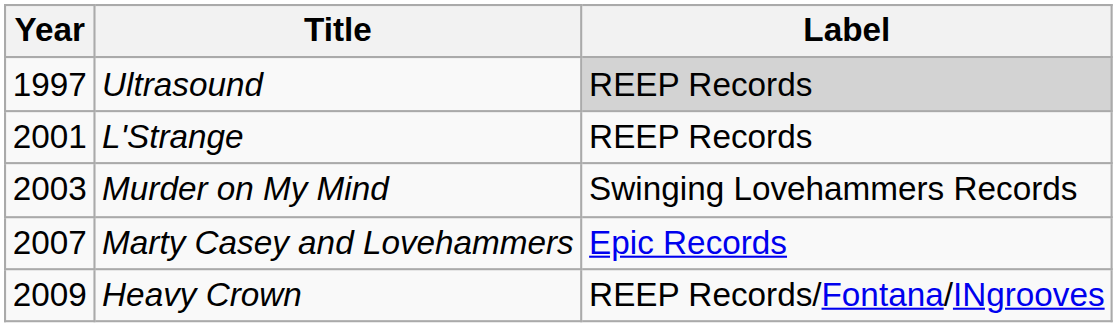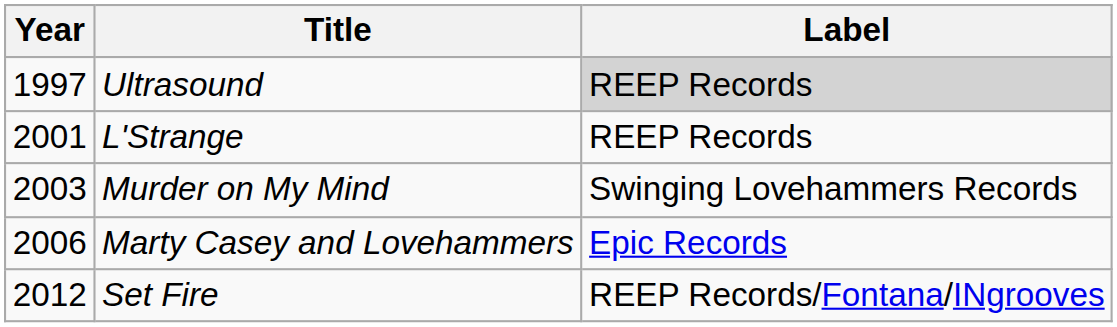(50, 242) 2007 -> (50, 242) 2006
- row: (202, 294)
+ row: (160, 294)
